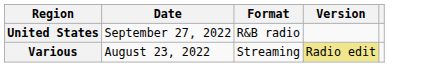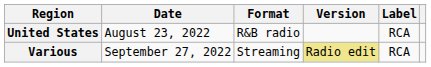+ column: (399, 14)
(168, 33) September 27, 2022 -> (157, 33) August 23, 2022
(157, 52) August 23, 2022 -> (168, 52) September 27, 2022
